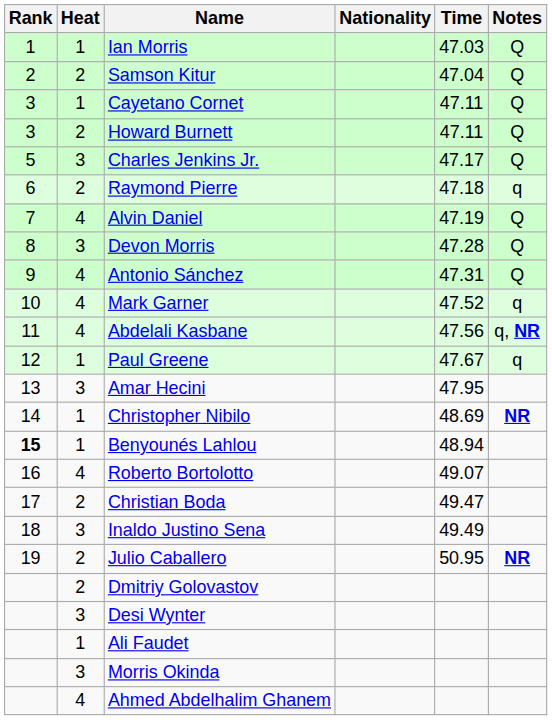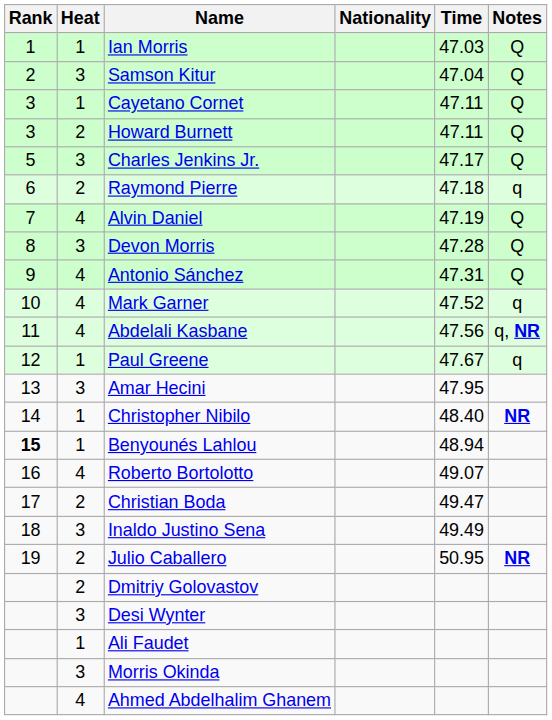(80, 75) 2 -> (80, 75) 3
(462, 416) 48.69 -> (462, 416) 48.40
